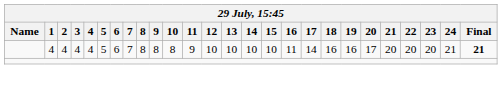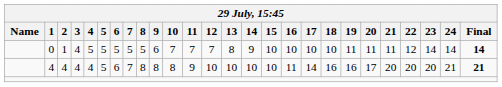+ row: (51, 49)
